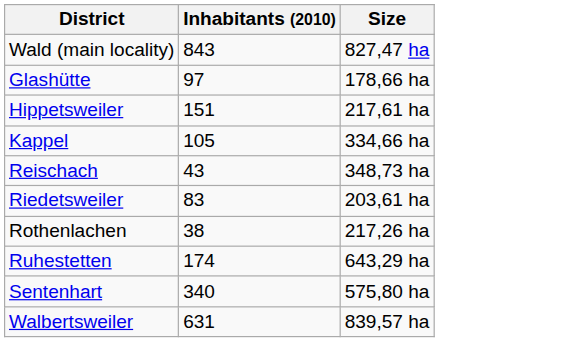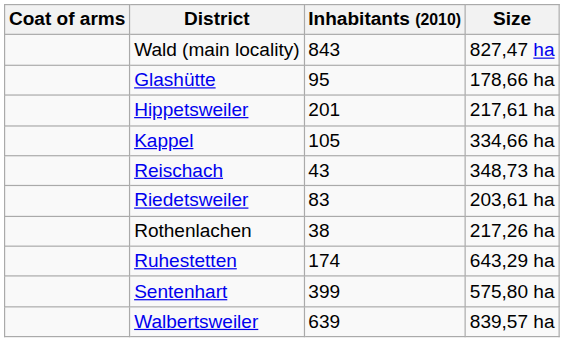+ column: (67, 19)
(194, 79) 97 -> (319, 79) 95
(199, 110) 151 -> (324, 110) 201
(199, 291) 340 -> (324, 291) 399
(199, 321) 631 -> (324, 321) 639
